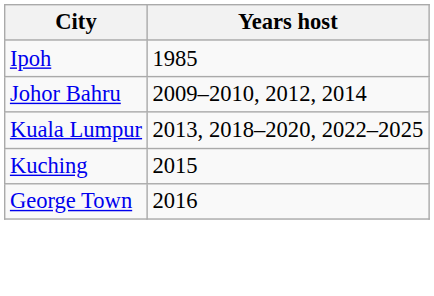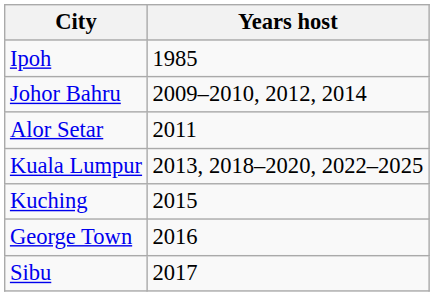+ row: (57, 129)
+ row: (31, 272)
